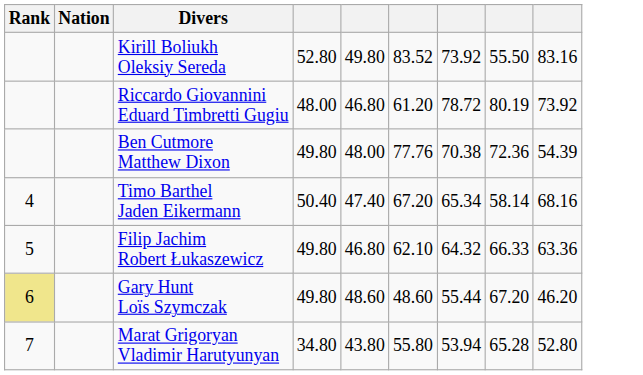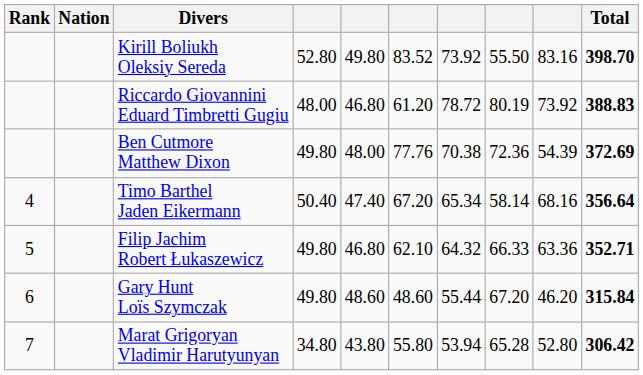+ column: (610, 18)
(29, 297) khaki background -> (29, 297) no background
